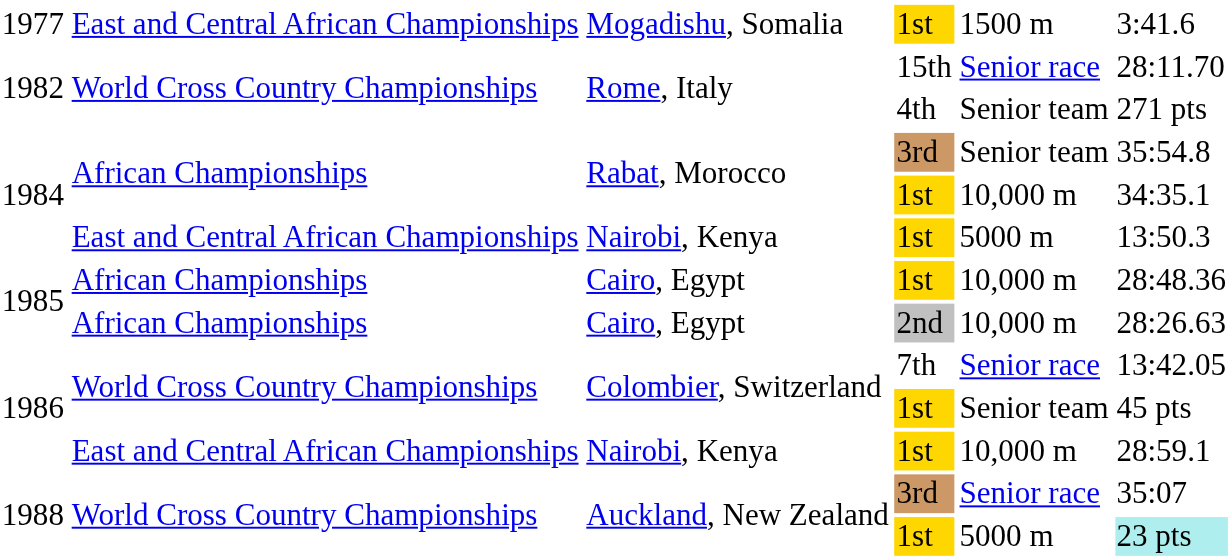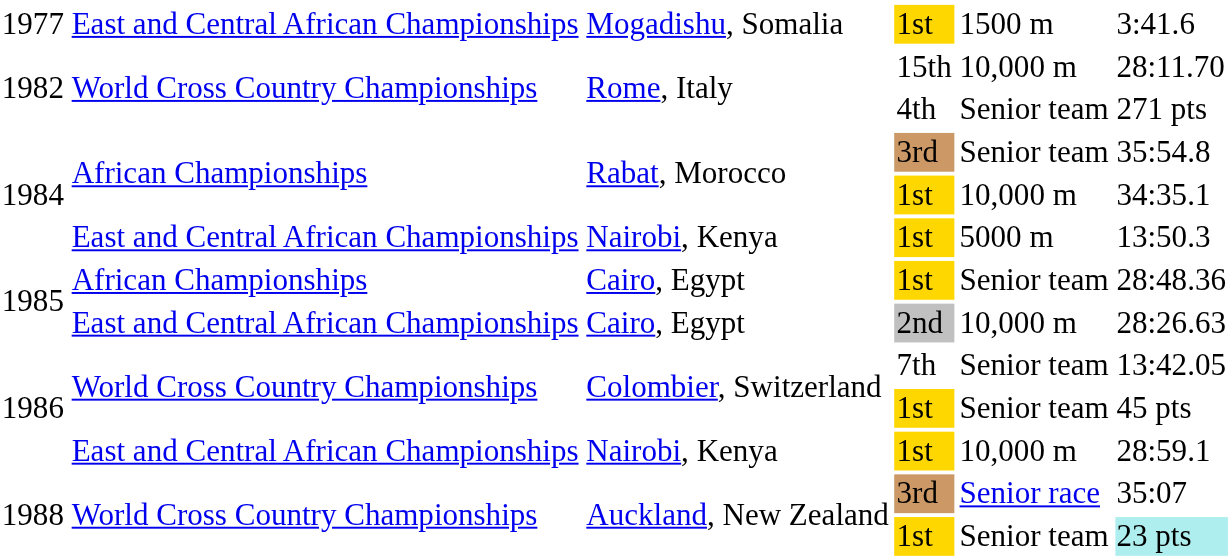(1030, 66) Senior race -> (1018, 66) 10,000 m
(1018, 279) 10,000 m -> (1034, 279) Senior team
(220, 322) African Championships -> (325, 322) East and Central African Championships
(1030, 365) Senior race -> (1034, 365) Senior team
(1007, 535) 5000 m -> (1034, 535) Senior team
